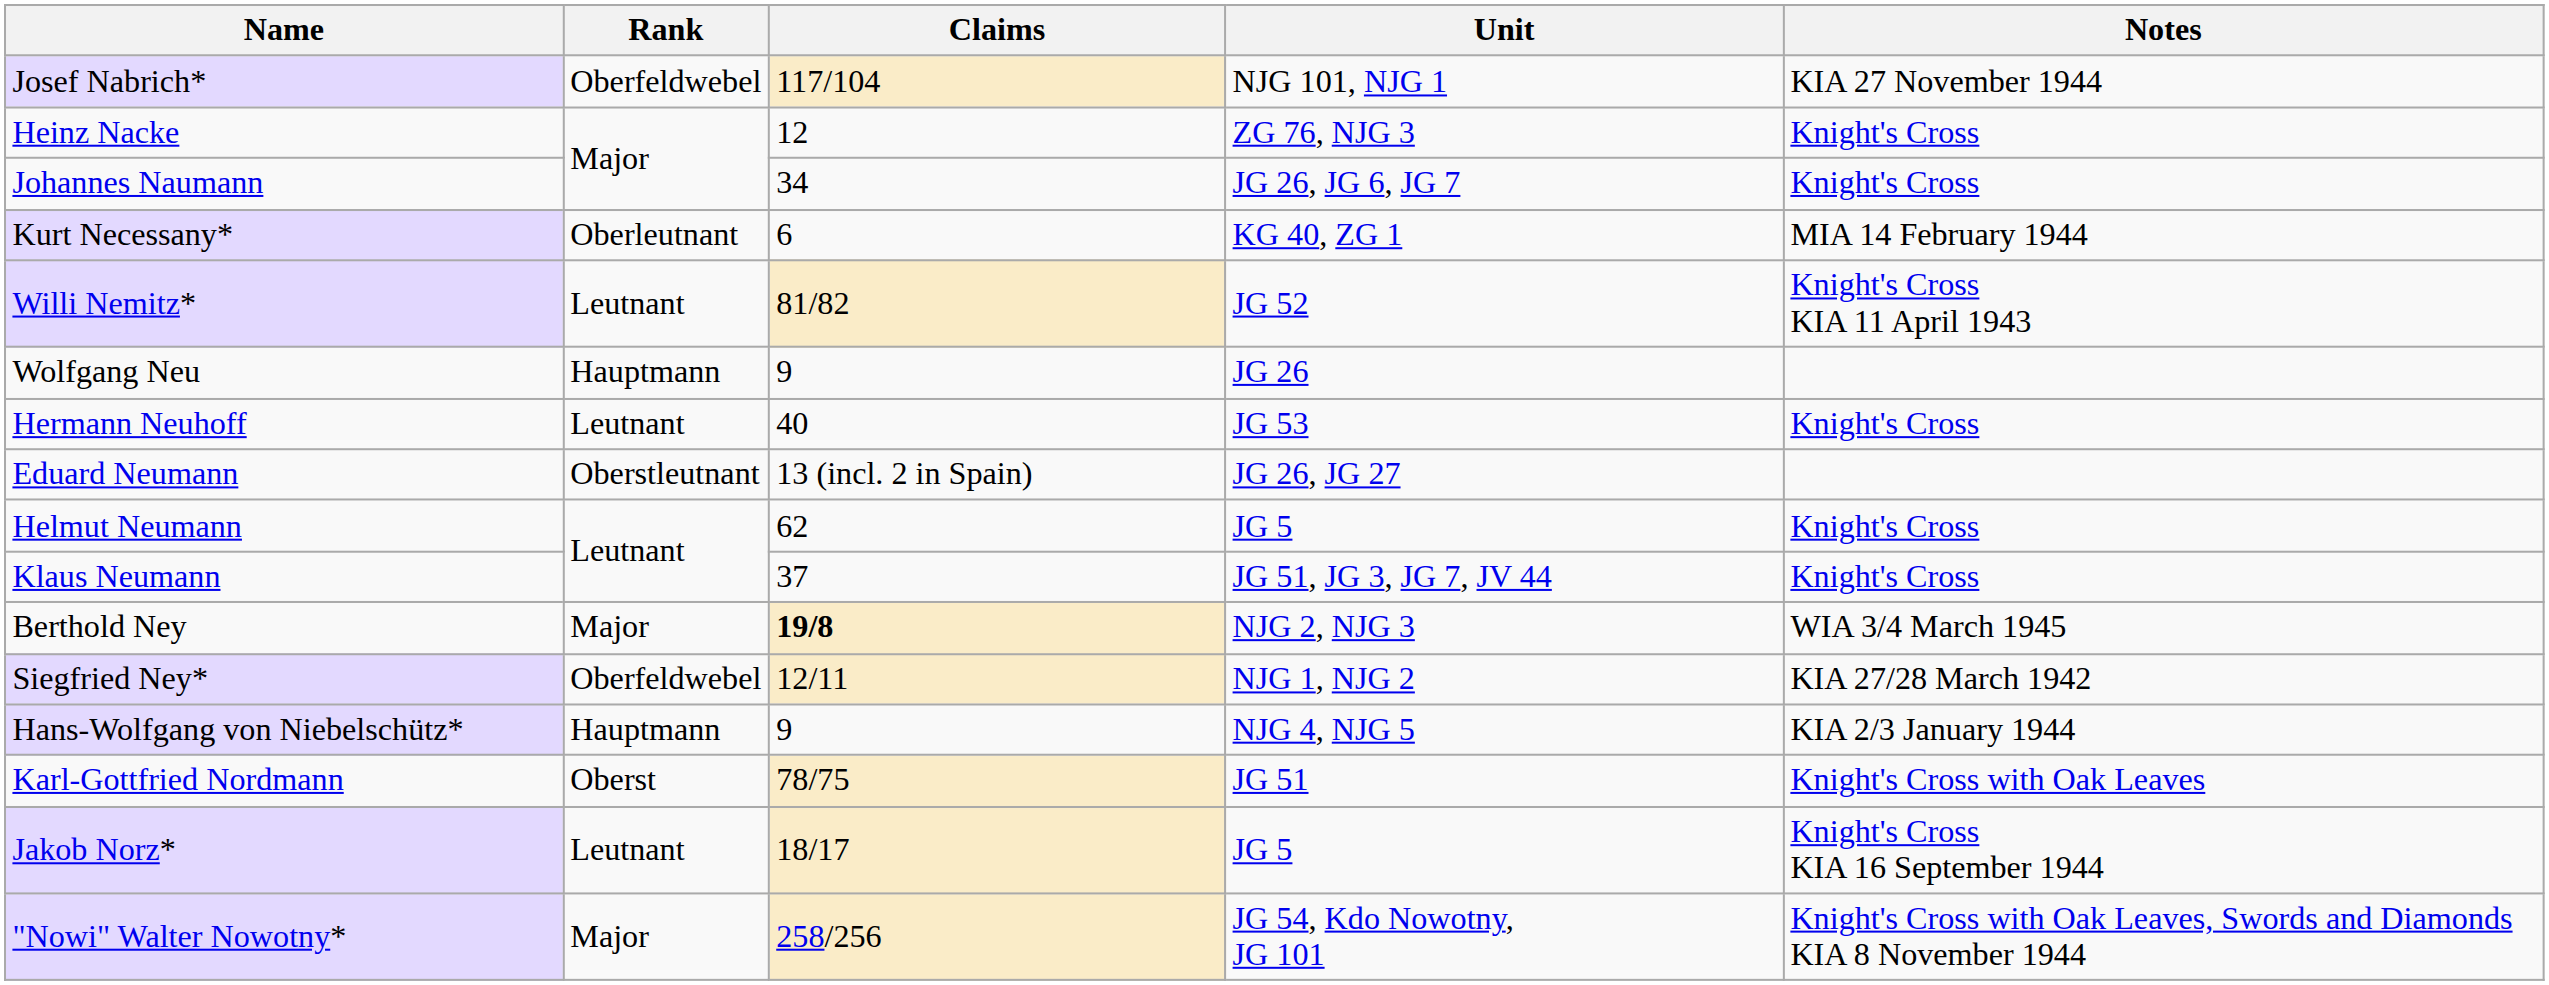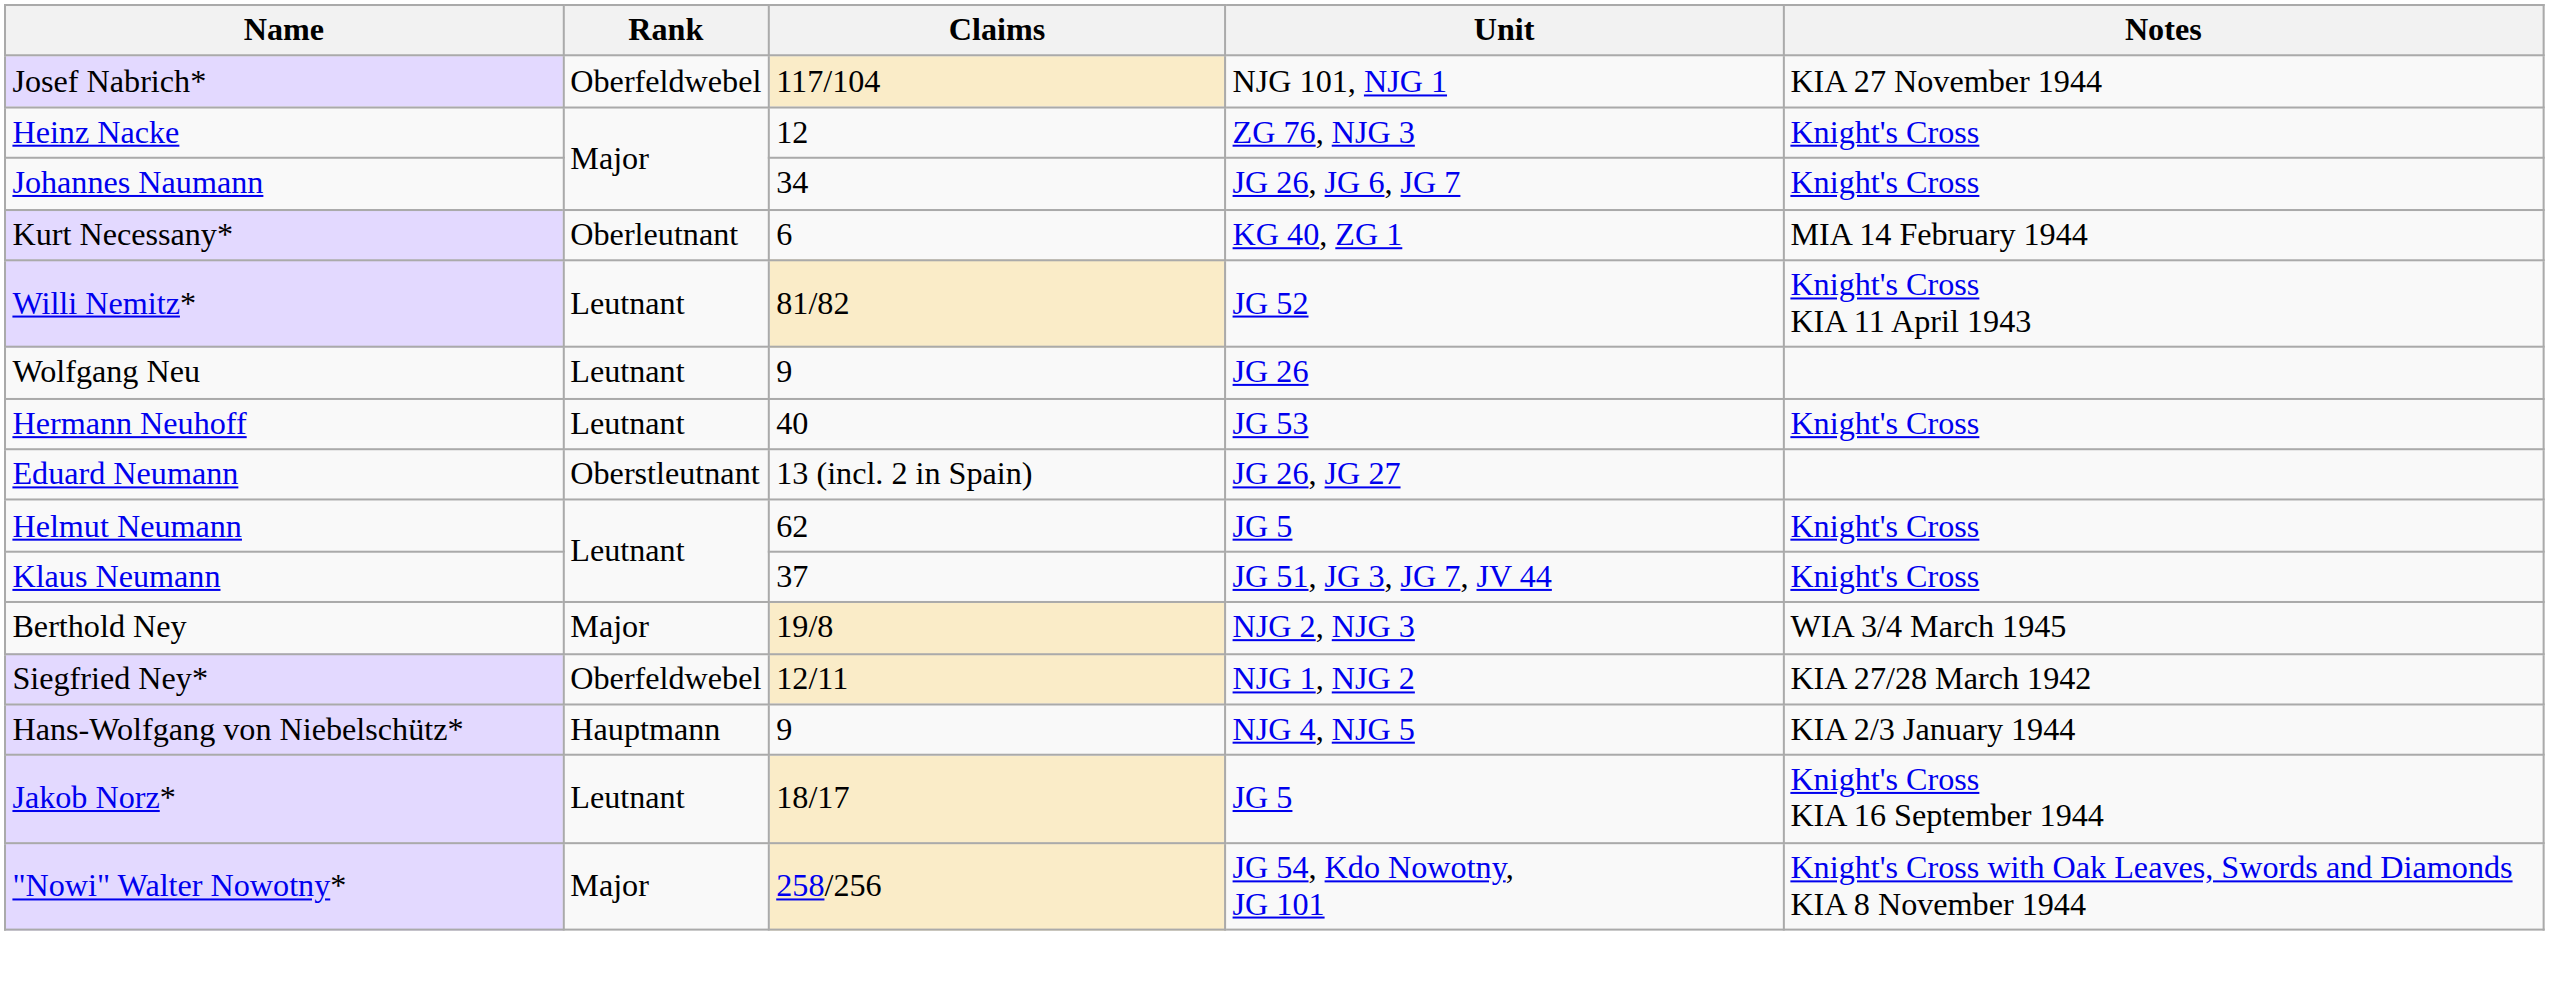(645, 372) Hauptmann -> (627, 372) Leutnant
(805, 627) bold -> (805, 627) normal
- row: (178, 780)
